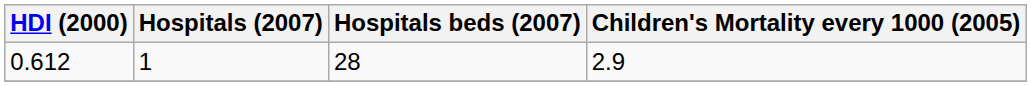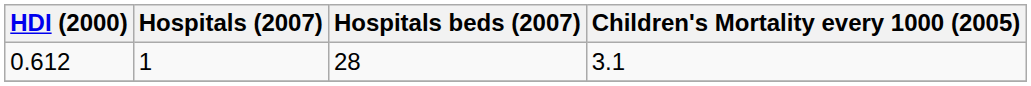(608, 61) 2.9 -> (608, 61) 3.1
